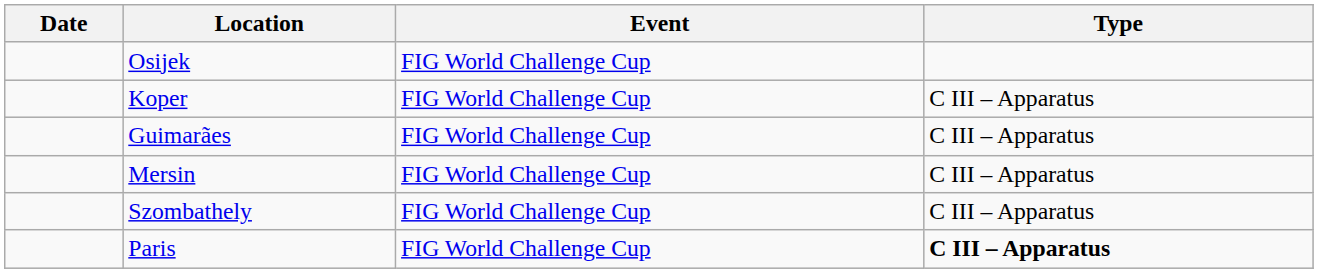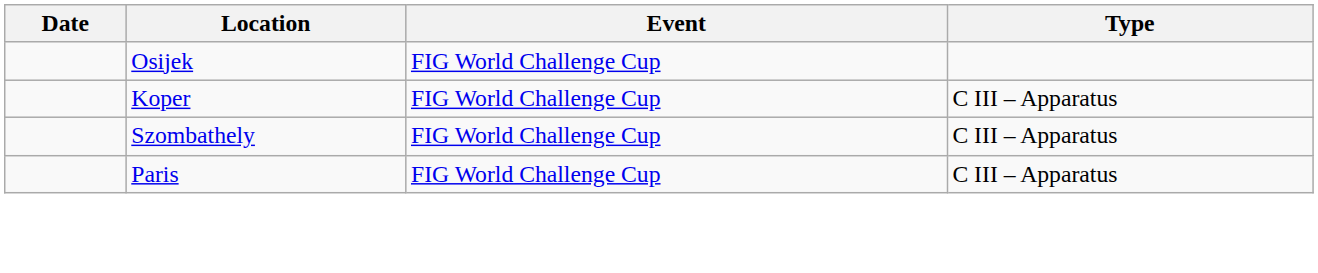- row: (180, 135)
- row: (162, 173)
(1020, 248) bold -> (1035, 173) normal
